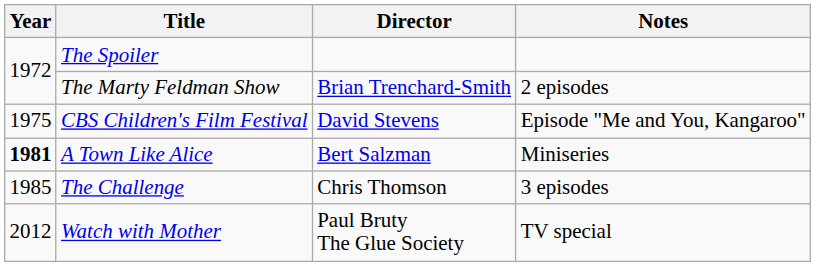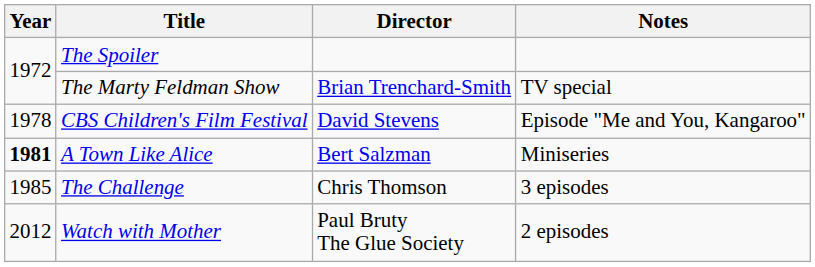(565, 87) 2 episodes -> (566, 87) TV special
(30, 120) 1975 -> (30, 120) 1978
(566, 232) TV special -> (565, 232) 2 episodes
